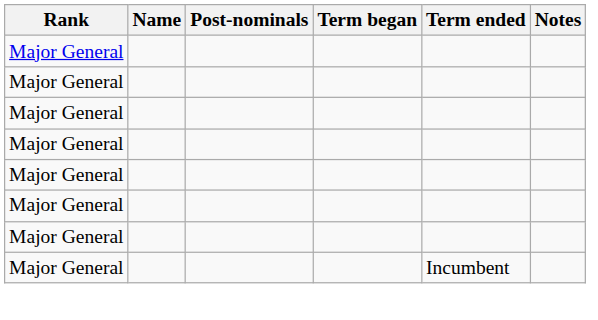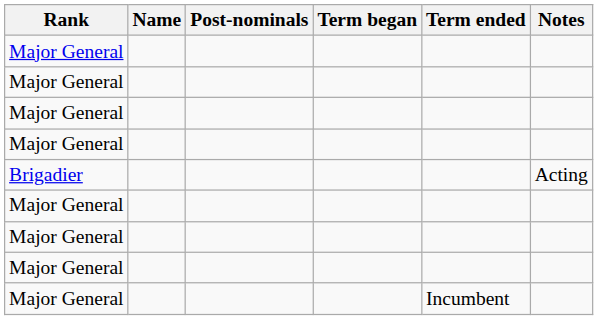+ row: (46, 174)
